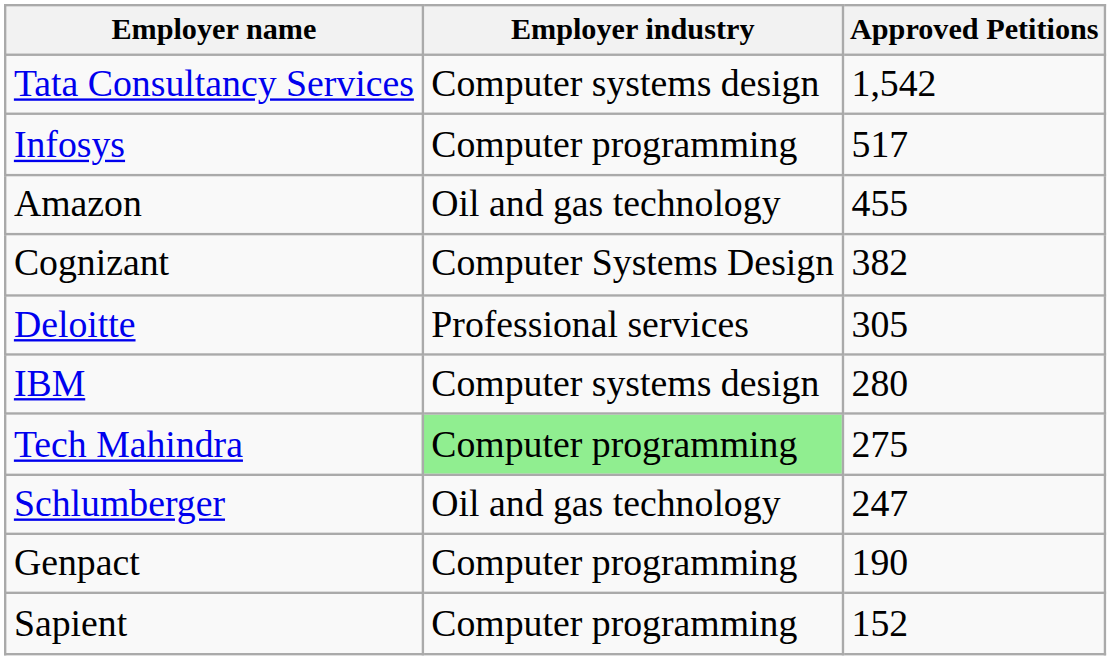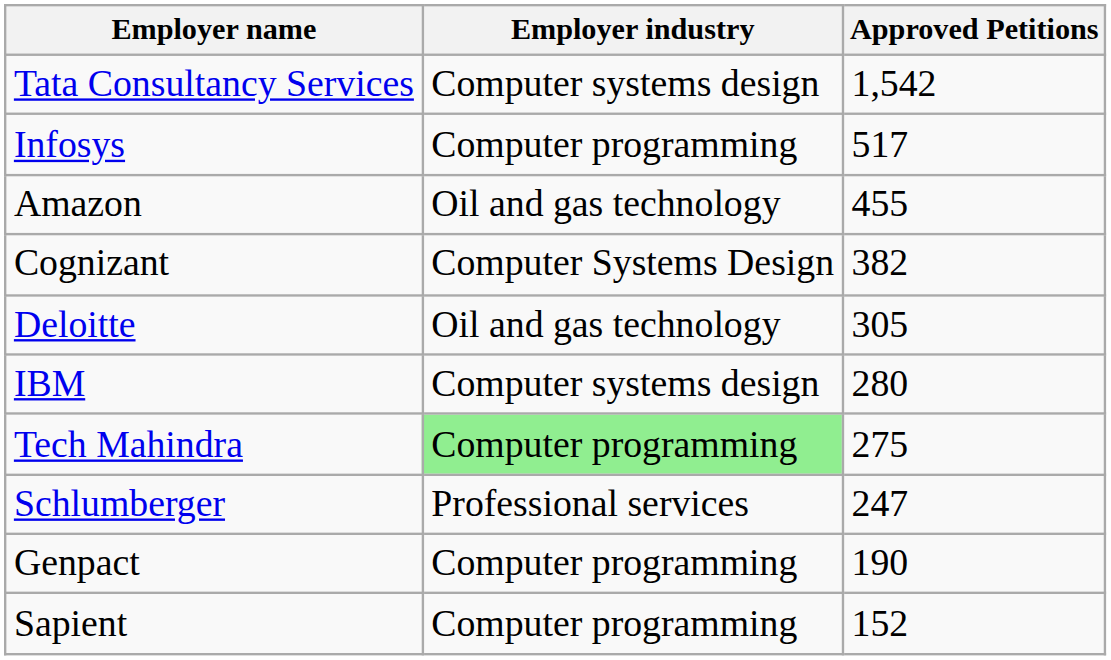(590, 323) Professional services -> (606, 323) Oil and gas technology
(606, 503) Oil and gas technology -> (590, 503) Professional services
